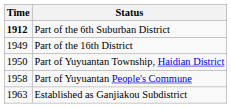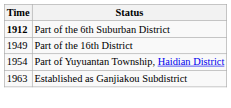(17, 62) 1950 -> (17, 62) 1954
- row: (113, 78)
